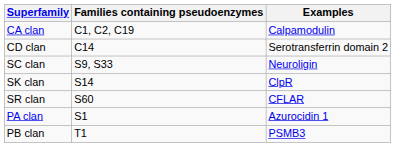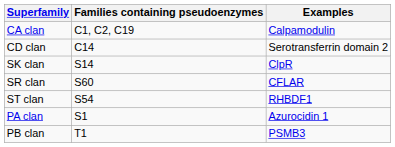- row: (26, 64)
+ row: (25, 99)
